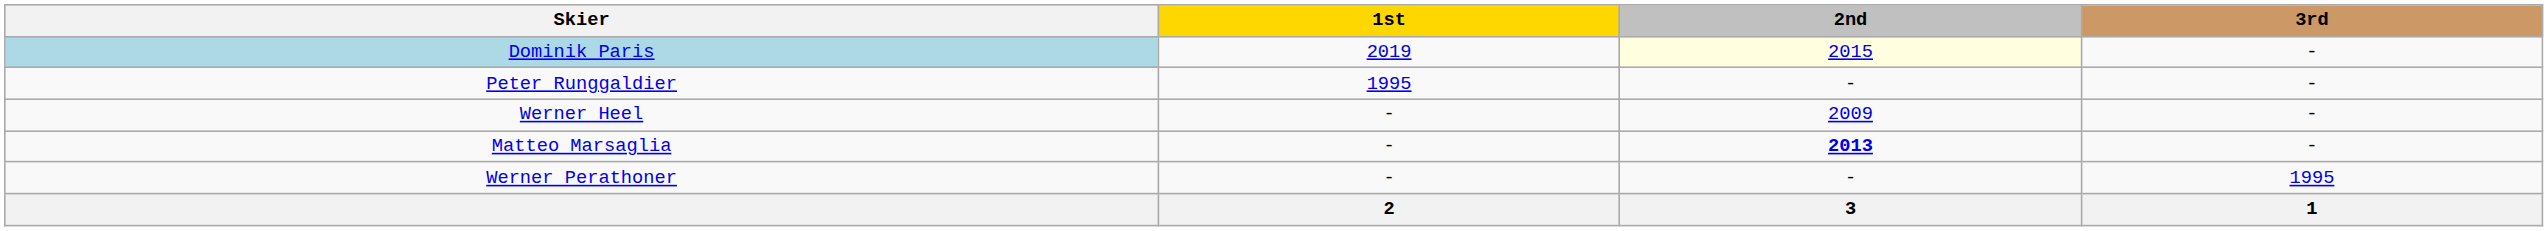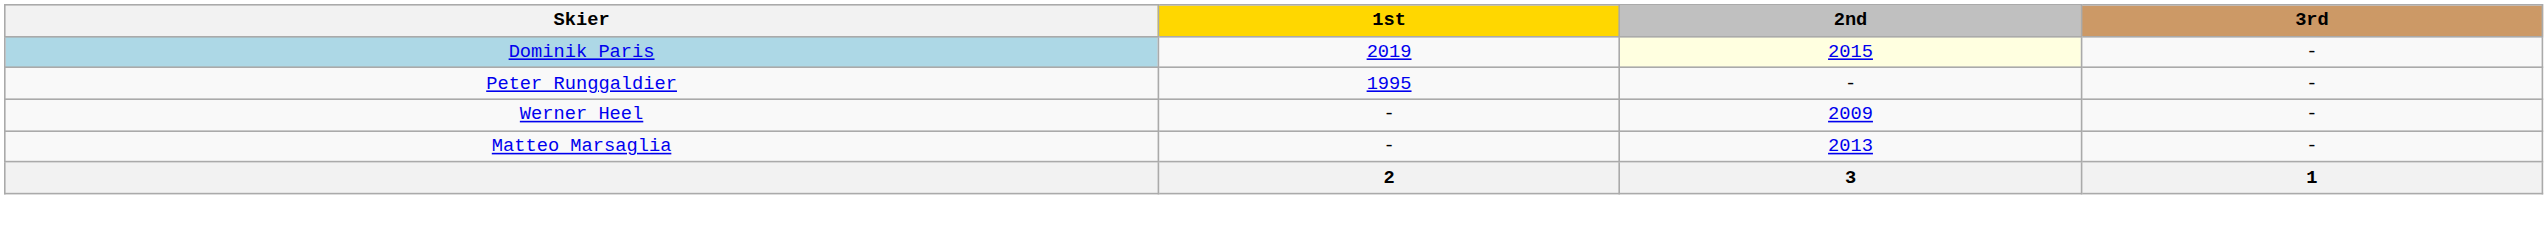(1851, 146) bold -> (1851, 146) normal
- row: (582, 177)
